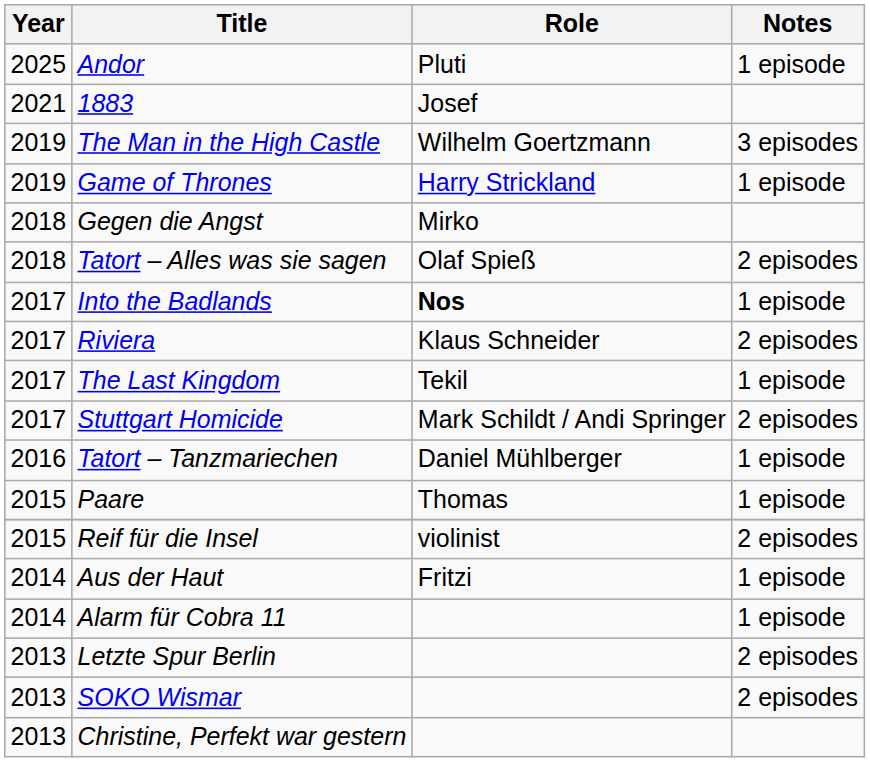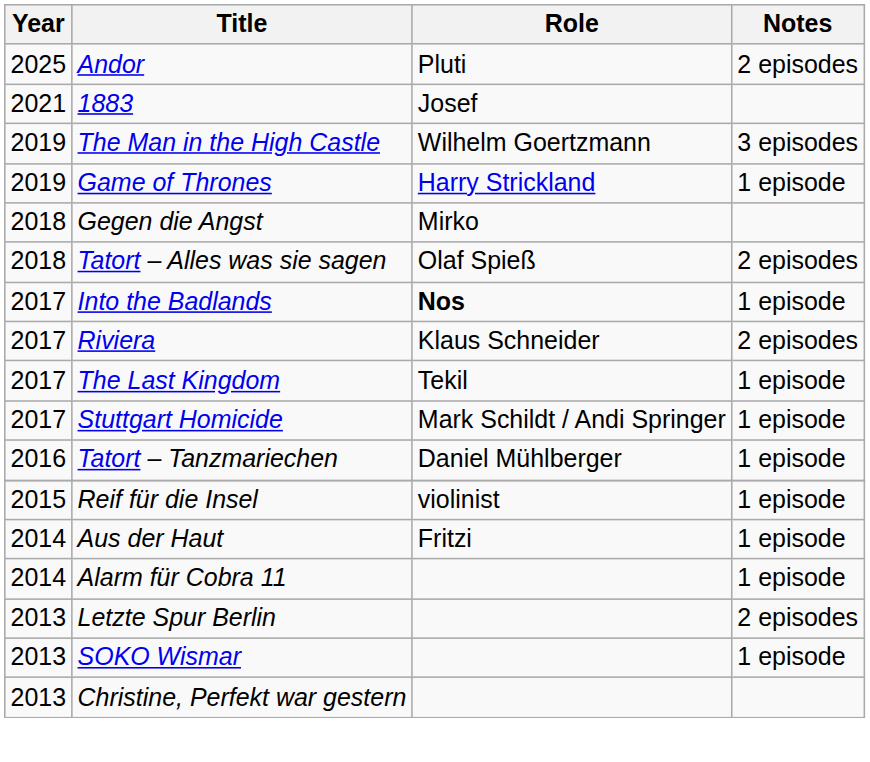(791, 63) 1 episode -> (798, 63) 2 episodes
(798, 420) 2 episodes -> (791, 420) 1 episode
- row: (111, 499)
(798, 538) 2 episodes -> (791, 499) 1 episode
(798, 697) 2 episodes -> (791, 657) 1 episode
